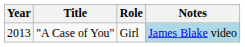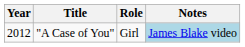(19, 32) 2013 -> (19, 32) 2012
